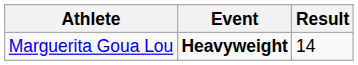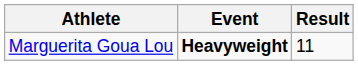(306, 46) 14 -> (305, 46) 11
